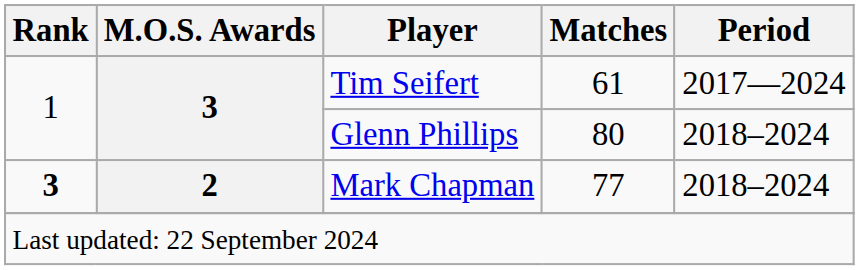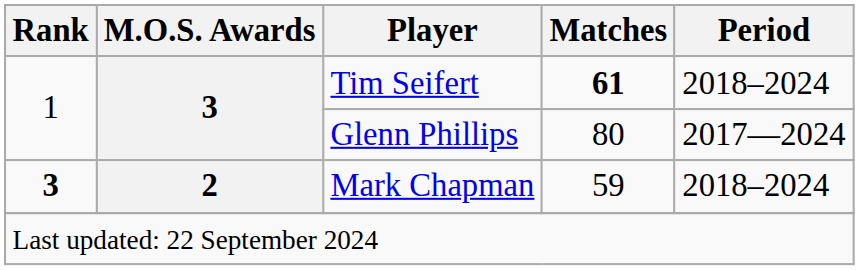(608, 82) normal -> (608, 82) bold
(764, 82) 2017—2024 -> (756, 82) 2018–2024
(756, 133) 2018–2024 -> (764, 133) 2017—2024
(608, 185) 77 -> (608, 185) 59
